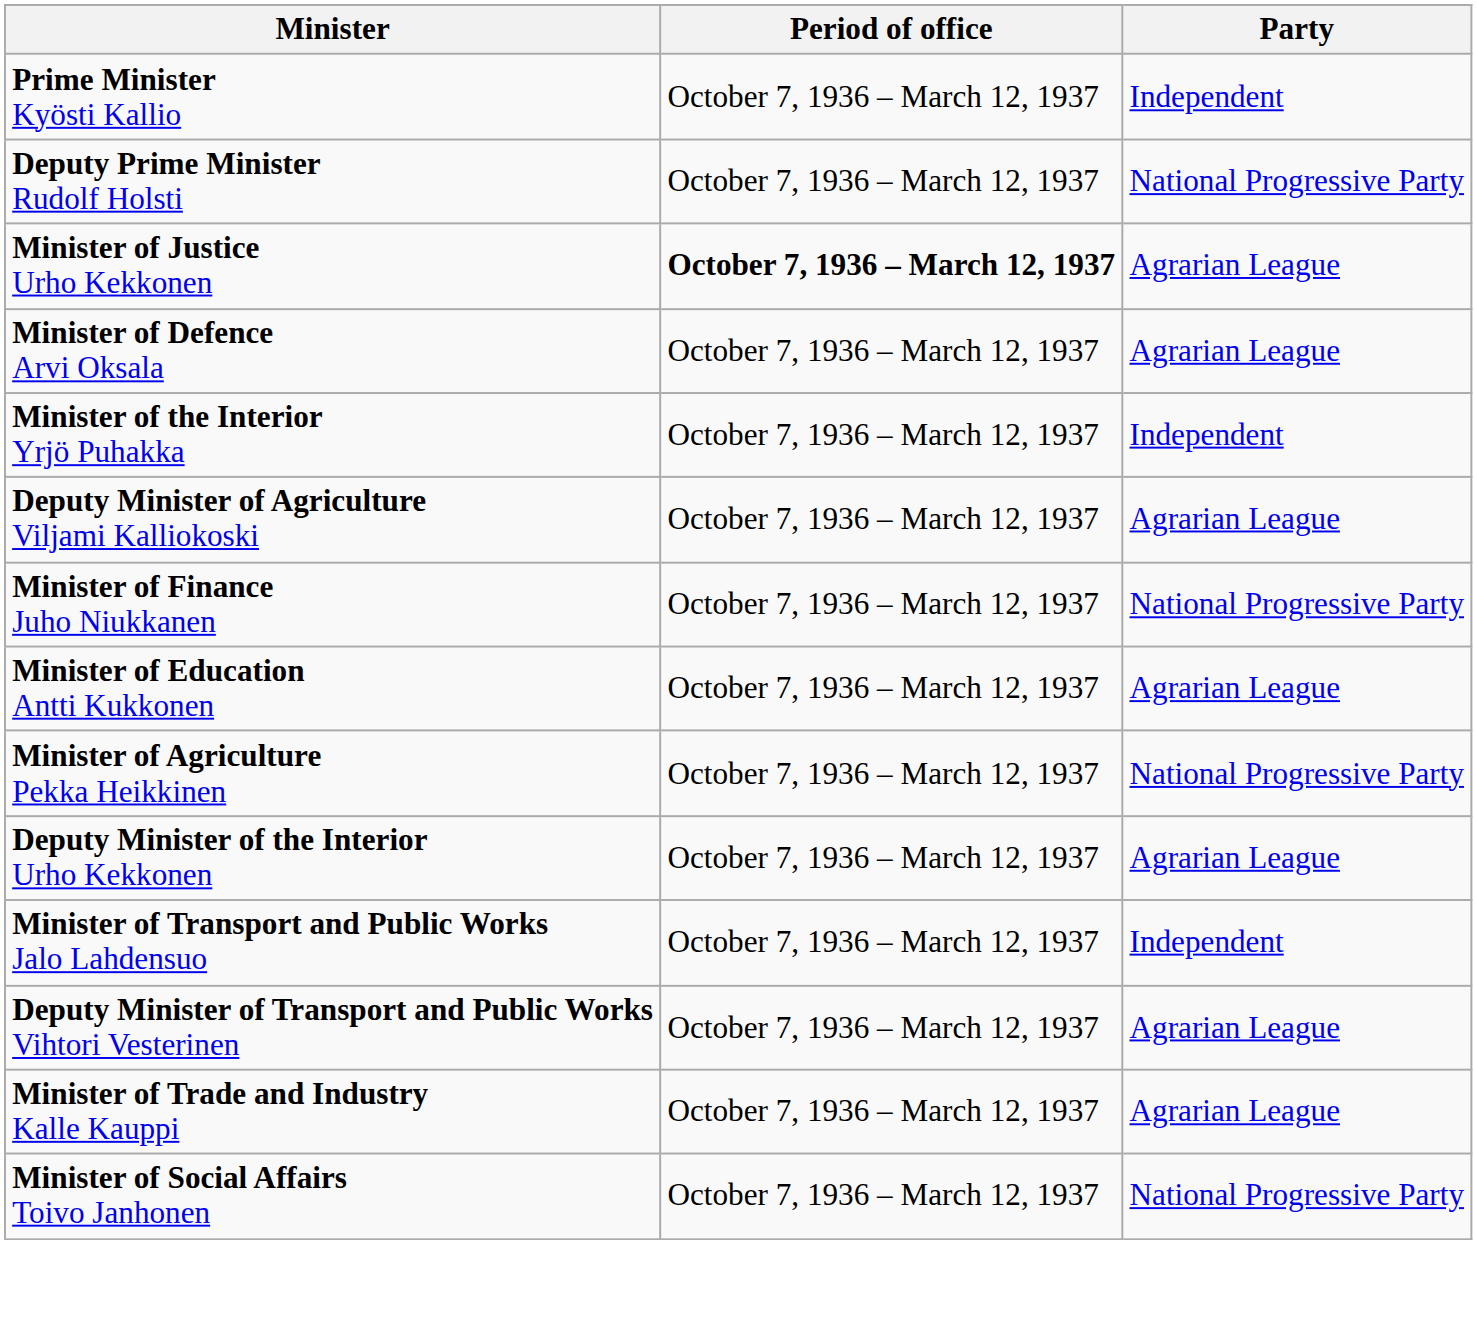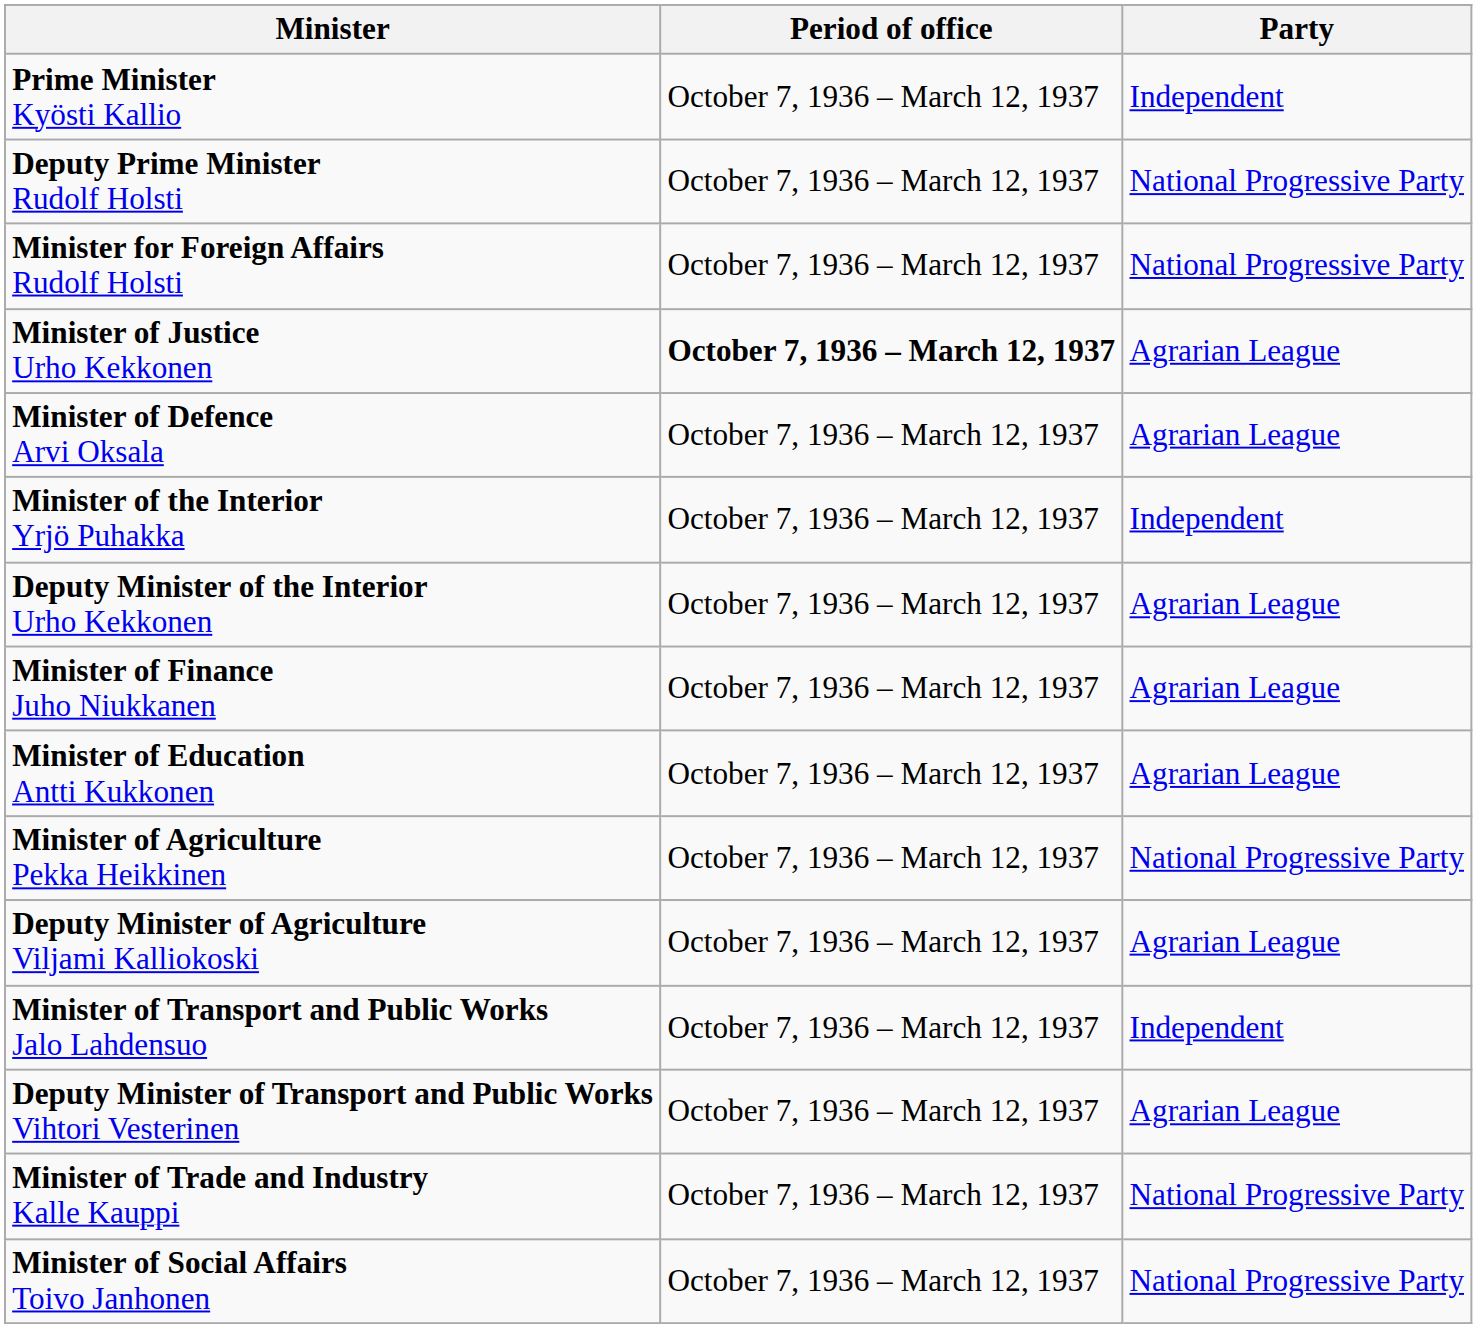+ row: (198, 265)
rows swapped: (220, 857) <-> (219, 519)
(1297, 603) National Progressive Party -> (1235, 688) Agrarian League
(1235, 1111) Agrarian League -> (1297, 1195) National Progressive Party
